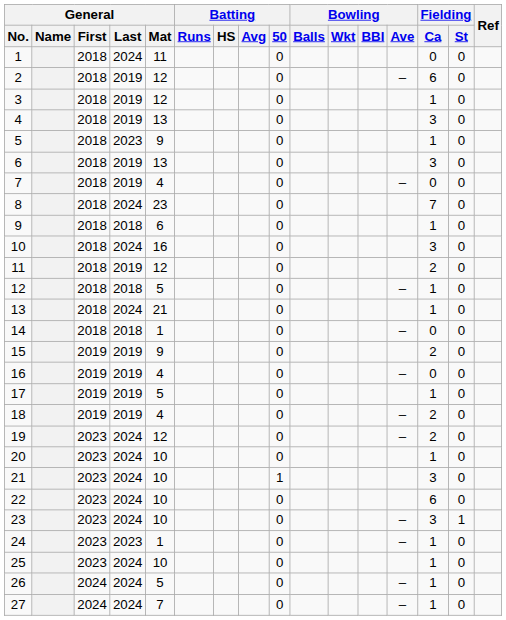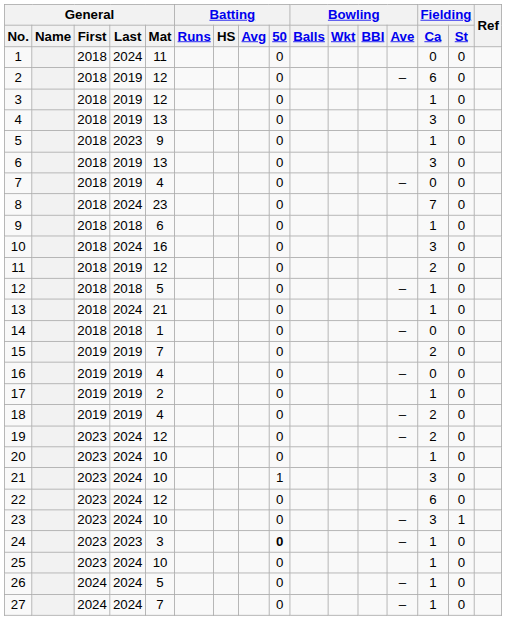(160, 352) 9 -> (160, 352) 7
(160, 394) 5 -> (160, 394) 2
(160, 499) 10 -> (160, 499) 12
(160, 541) 1 -> (160, 541) 3
(280, 541) normal -> (280, 541) bold
